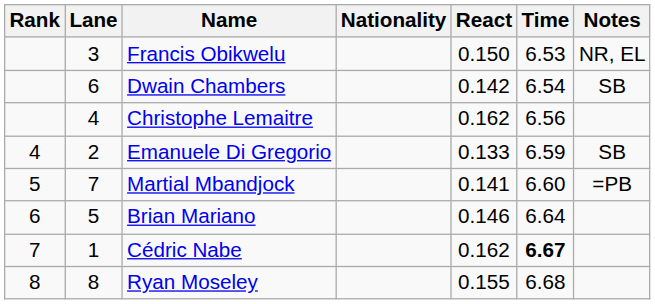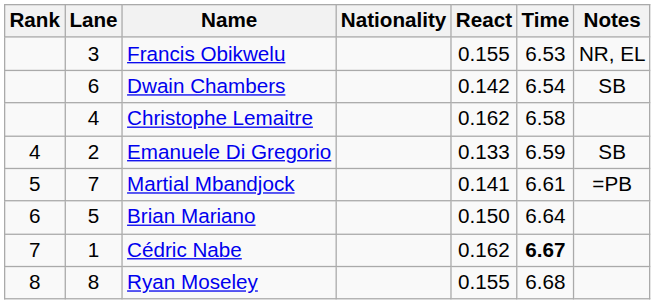(484, 53) 0.150 -> (484, 53) 0.155
(545, 119) 6.56 -> (545, 119) 6.58
(545, 184) 6.60 -> (545, 184) 6.61
(484, 217) 0.146 -> (484, 217) 0.150
